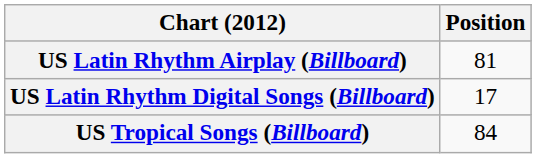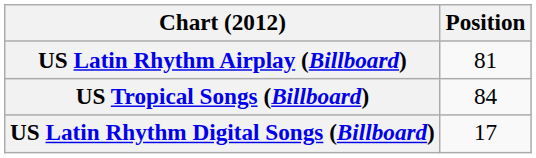rows swapped: (222, 96) <-> (222, 133)
